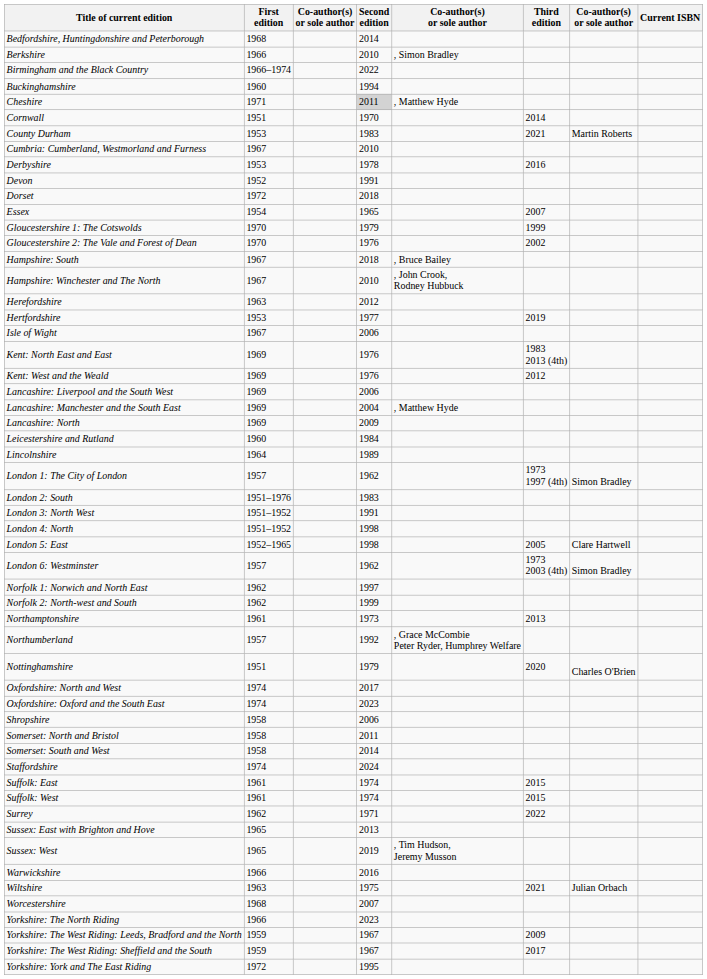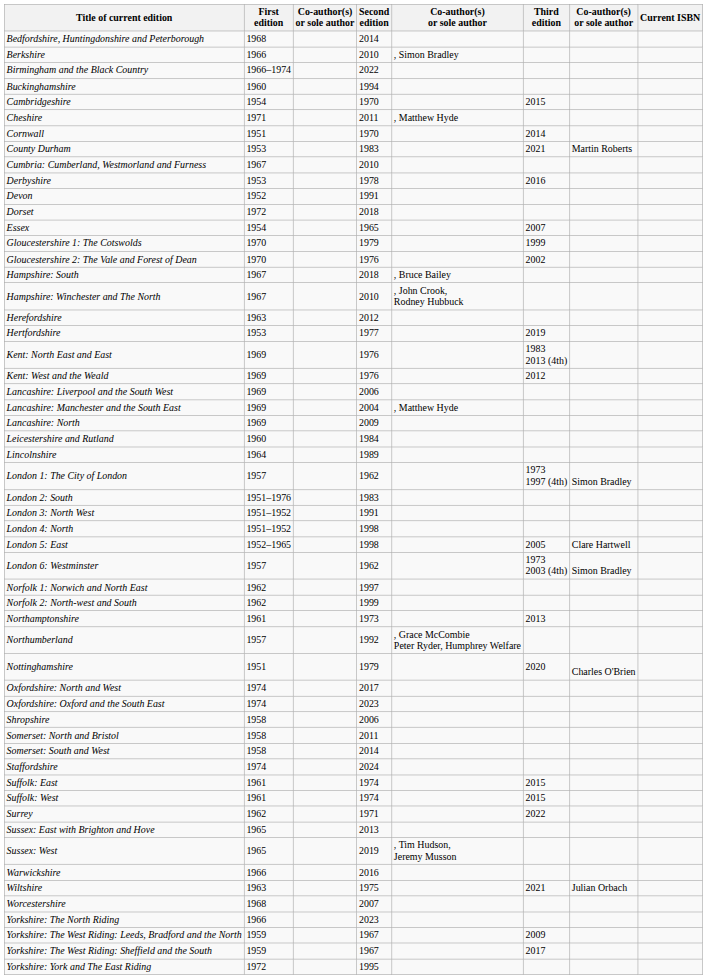+ row: (39, 102)
(369, 102) lightgrey background -> (369, 117) no background
- row: (32, 333)
